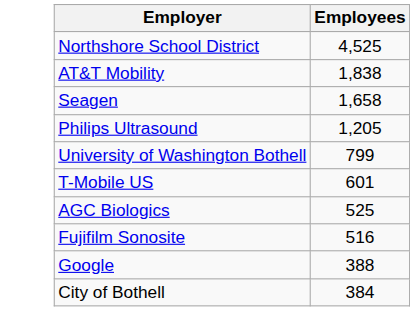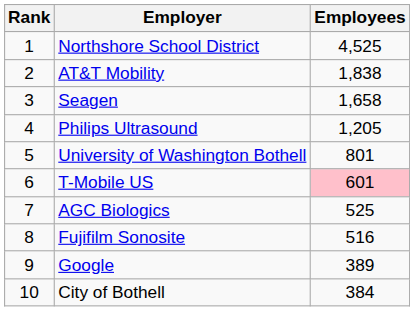+ column: (29, 18)
(360, 155) 799 -> (360, 155) 801
(360, 182) no background -> (360, 182) pink background
(360, 264) 388 -> (360, 264) 389
